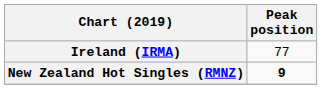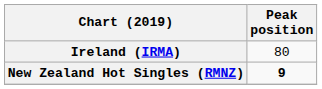(282, 52) 77 -> (282, 52) 80
